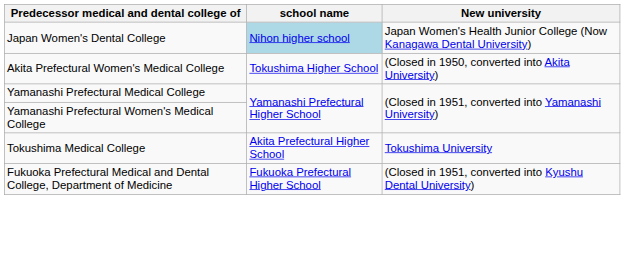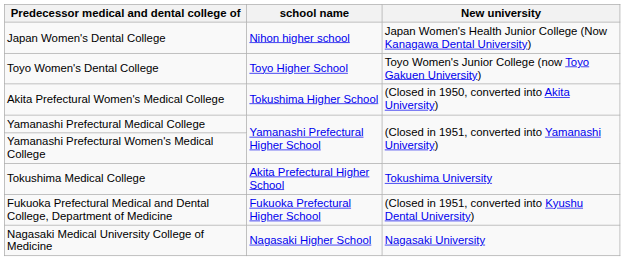(300, 37) lightblue background -> (300, 37) no background
+ row: (83, 68)
+ row: (105, 240)
